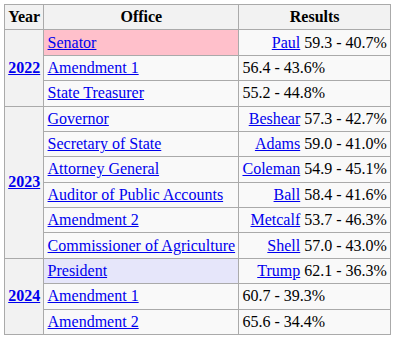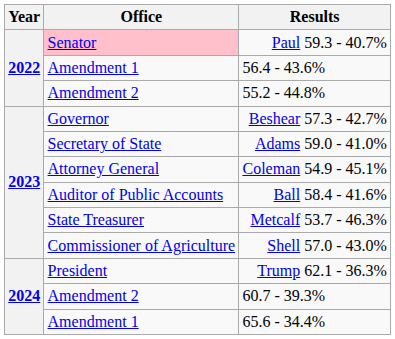(96, 93) State Treasurer -> (93, 93) Amendment 2
(93, 220) Amendment 2 -> (96, 220) State Treasurer
(77, 270) lavender background -> (77, 270) no background
(93, 296) Amendment 1 -> (93, 296) Amendment 2
(93, 321) Amendment 2 -> (93, 321) Amendment 1
